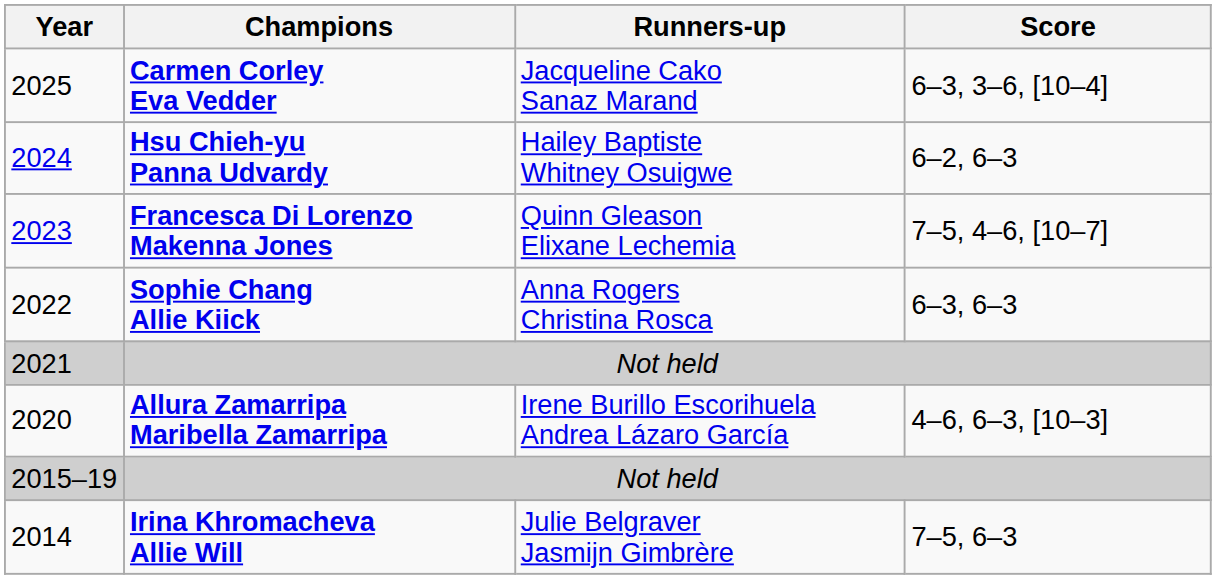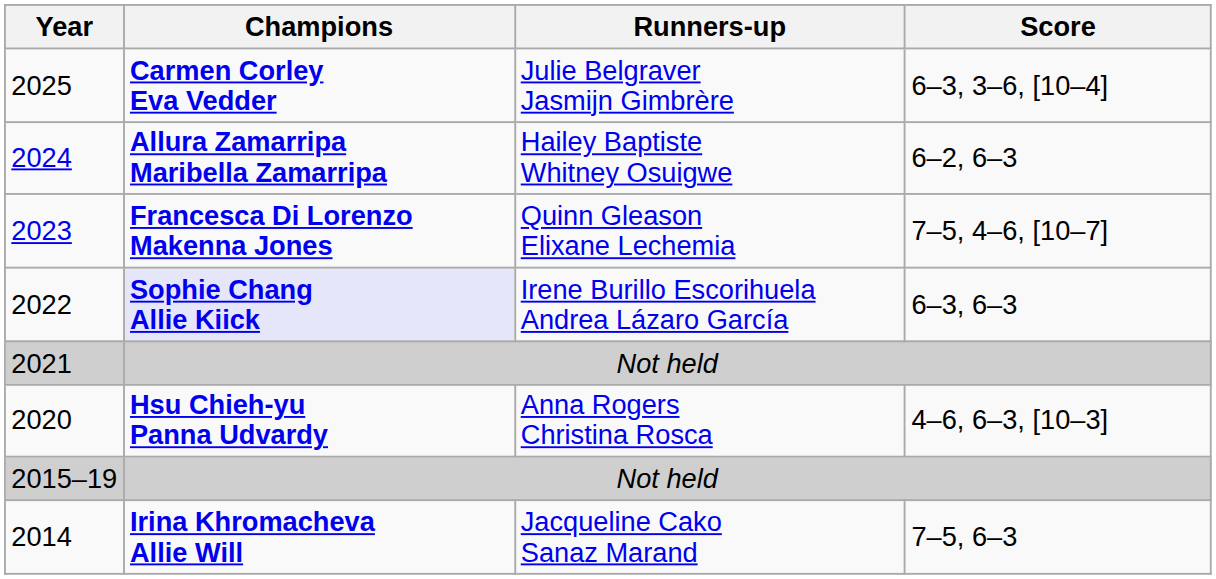(621, 85) Jacqueline Cako Sanaz Marand -> (627, 85) Julie Belgraver Jasmijn Gimbrère
(229, 158) Hsu Chieh-yu Panna Udvardy -> (258, 158) Allura Zamarripa Maribella Zamarripa
(221, 305) no background -> (221, 305) lavender background
(617, 305) Anna Rogers Christina Rosca -> (668, 305) Irene Burillo Escorihuela Andrea Lázaro García
(258, 421) Allura Zamarripa Maribella Zamarripa -> (229, 421) Hsu Chieh-yu Panna Udvardy
(668, 421) Irene Burillo Escorihuela Andrea Lázaro García -> (617, 421) Anna Rogers Christina Rosca
(627, 537) Julie Belgraver Jasmijn Gimbrère -> (621, 537) Jacqueline Cako Sanaz Marand
